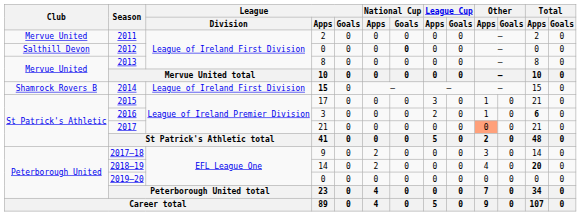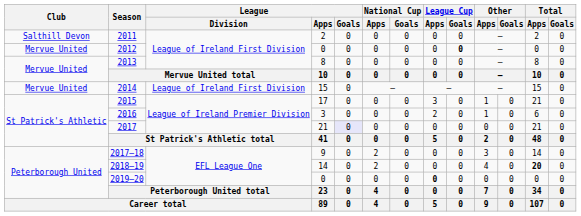(56, 37) Mervue United -> (56, 37) Salthill Devon
(56, 50) Salthill Devon -> (56, 50) Mervue United
(407, 50) bold -> (407, 50) normal
(461, 50) normal -> (461, 50) bold
(56, 88) Shamrock Rovers B -> (56, 88) Mervue United
(323, 88) bold -> (323, 88) normal
(537, 114) bold -> (537, 114) normal
(348, 127) no background -> (348, 127) lavender background
(486, 127) lightsalmon background -> (486, 127) no background
(435, 179) normal -> (435, 179) bold
